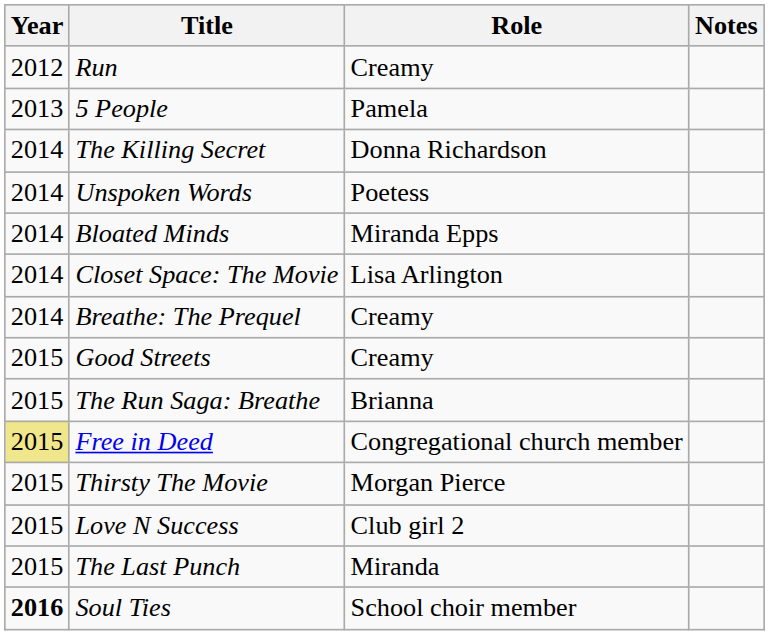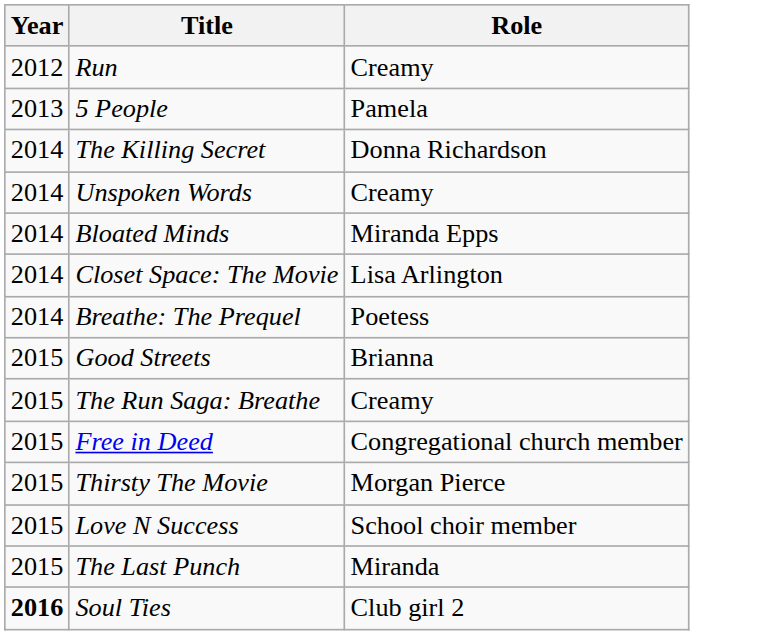- column: (726, 25)
(390, 191) Poetess -> (392, 191) Creamy
(392, 316) Creamy -> (390, 316) Poetess
(392, 358) Creamy -> (392, 358) Brianna
(392, 399) Brianna -> (392, 399) Creamy
(37, 441) khaki background -> (37, 441) no background
(407, 524) Club girl 2 -> (464, 524) School choir member
(464, 607) School choir member -> (407, 607) Club girl 2
